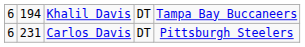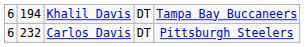(30, 33) 231 -> (30, 33) 232
